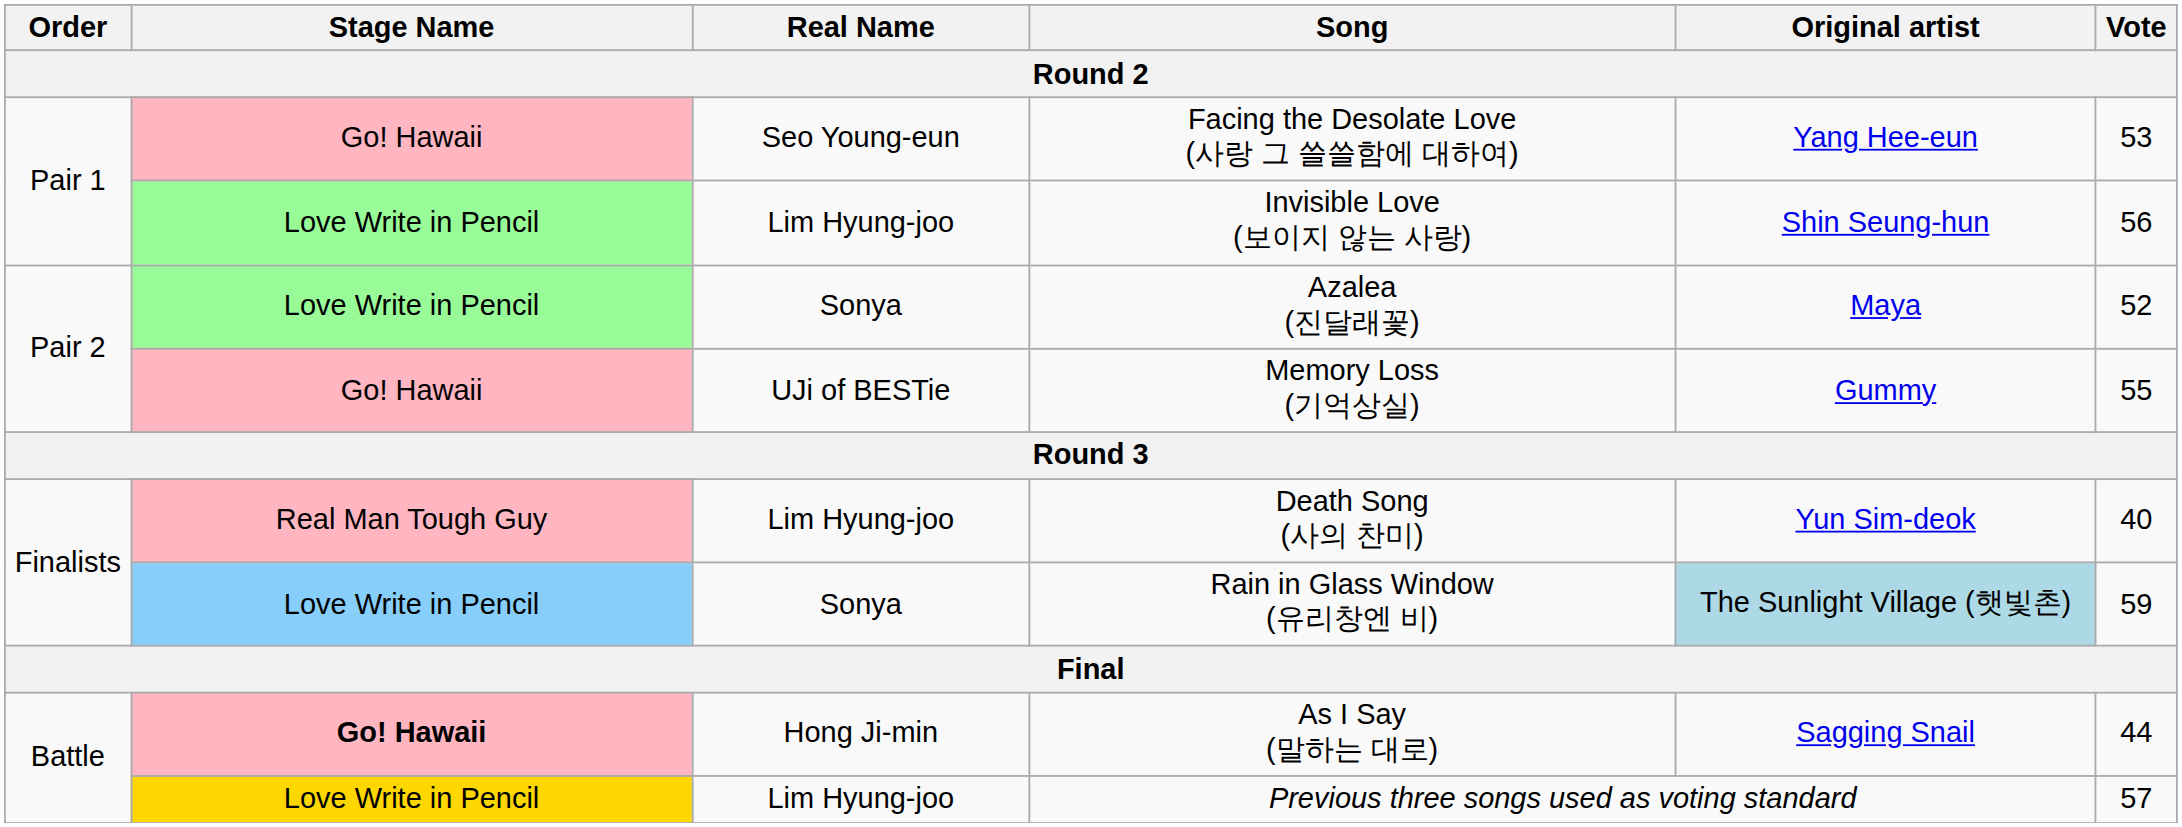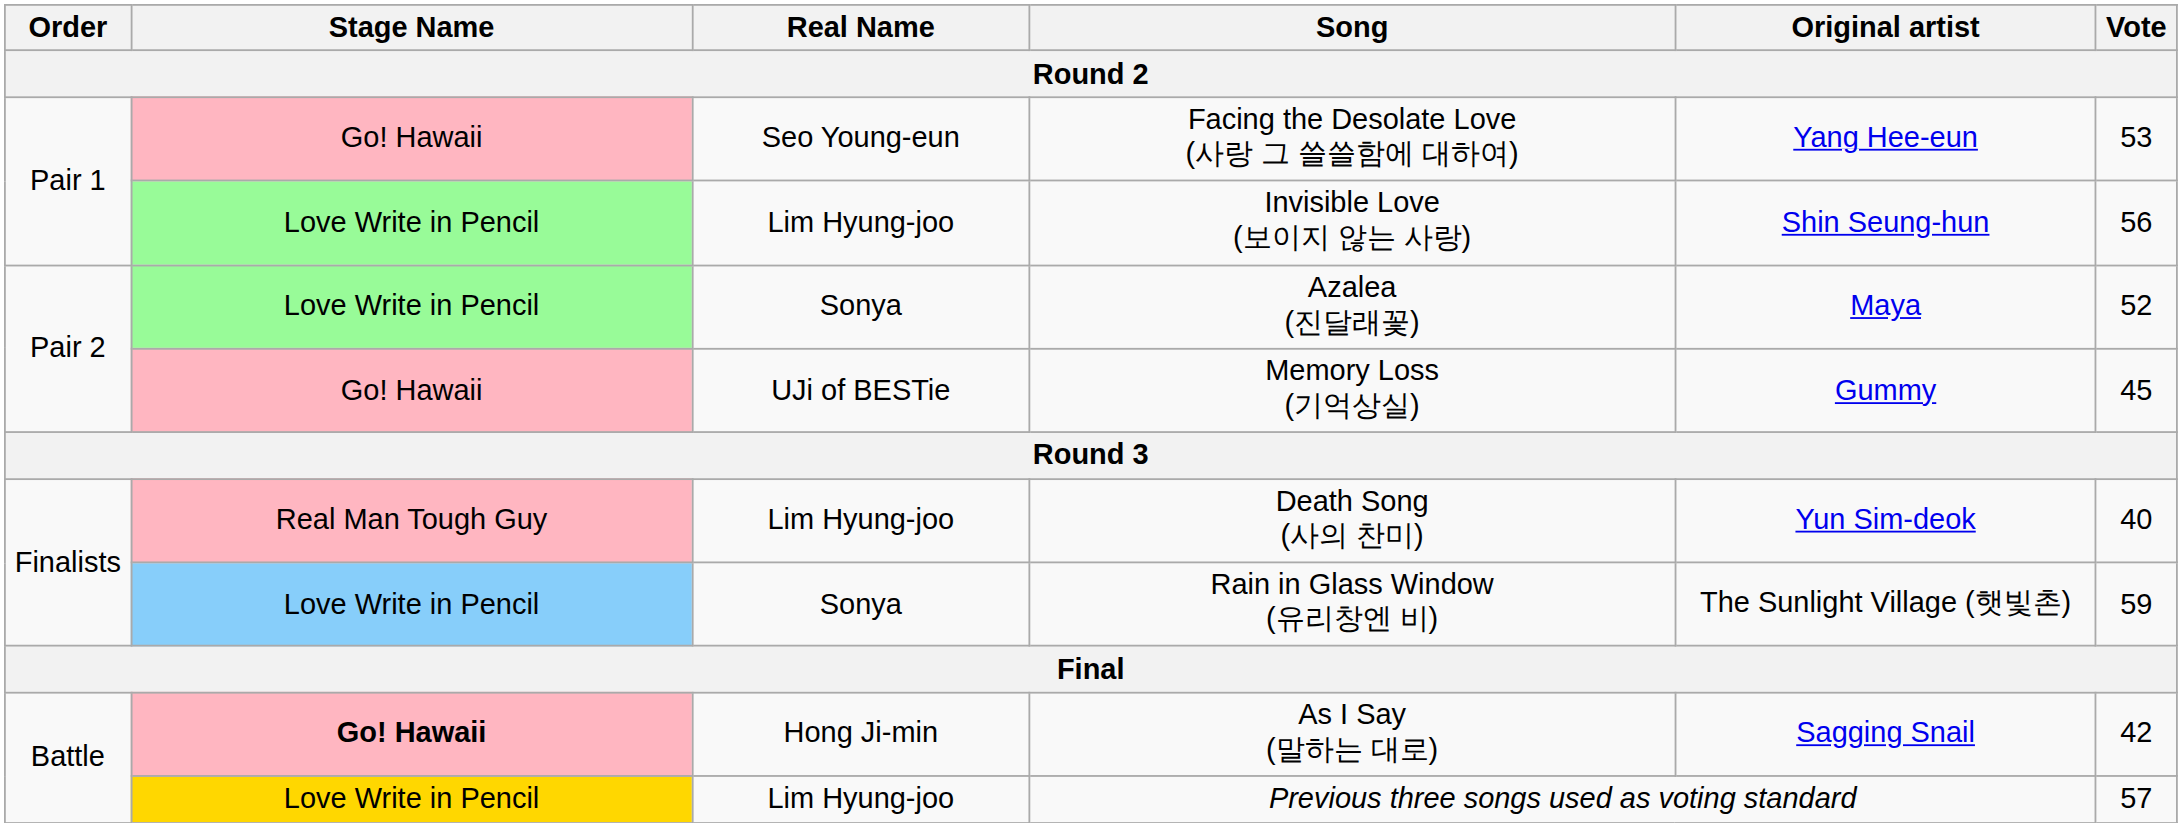(2136, 390) 55 -> (2136, 390) 45
(1886, 603) lightblue background -> (1886, 603) no background
(2136, 733) 44 -> (2136, 733) 42
